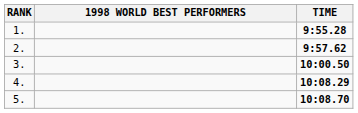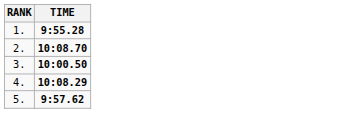- column: (165, 13)
(325, 47) 9:57.62 -> (62, 47) 10:08.70
(325, 99) 10:08.70 -> (62, 99) 9:57.62
